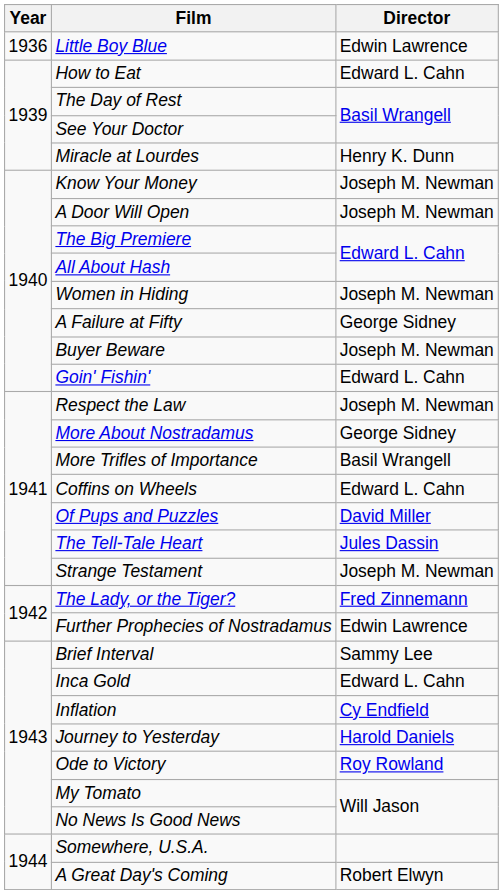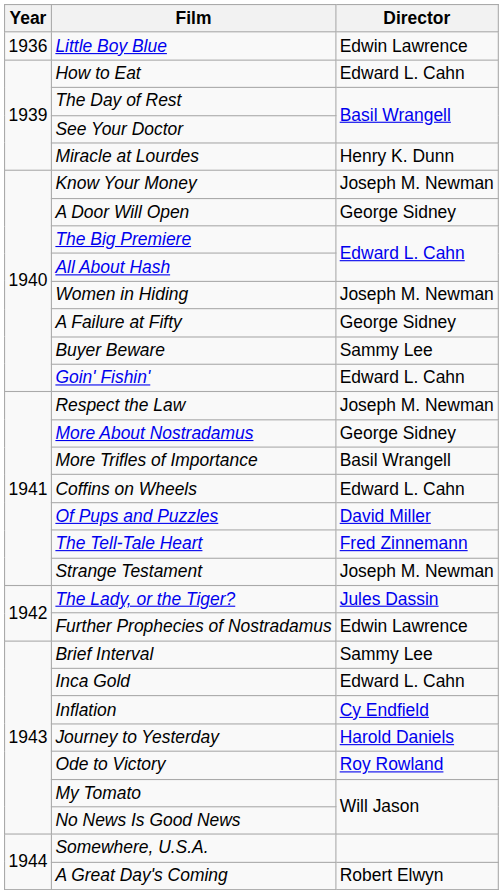(417, 211) Joseph M. Newman -> (398, 211) George Sidney
(417, 350) Joseph M. Newman -> (386, 350) Sammy Lee
(389, 543) Jules Dassin -> (404, 543) Fred Zinnemann
(404, 599) Fred Zinnemann -> (389, 599) Jules Dassin
